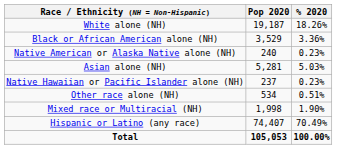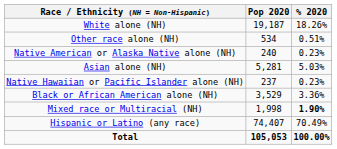rows swapped: (125, 39) <-> (125, 95)
(312, 109) normal -> (312, 109) bold
